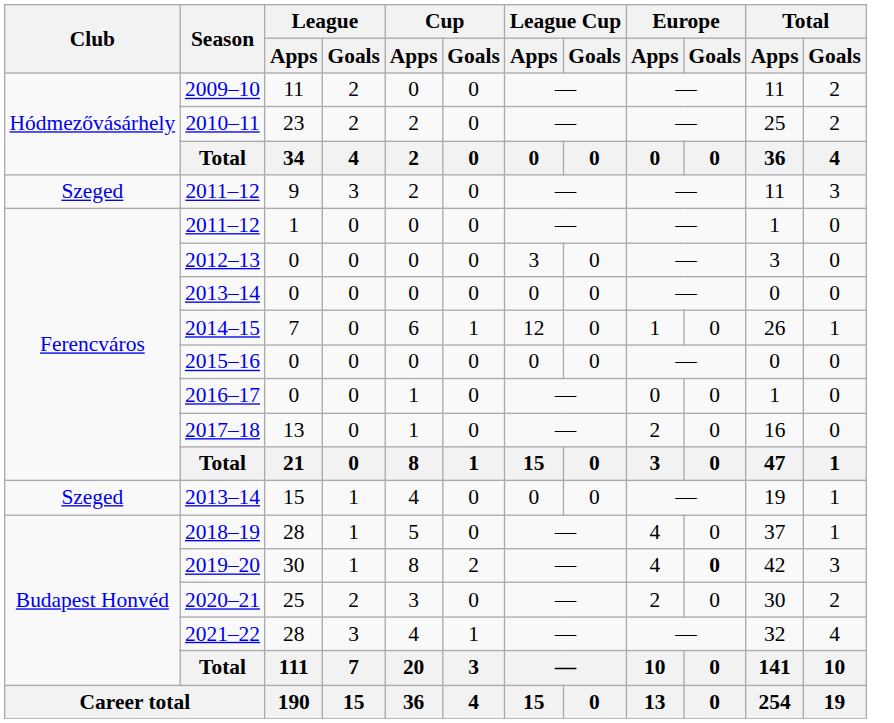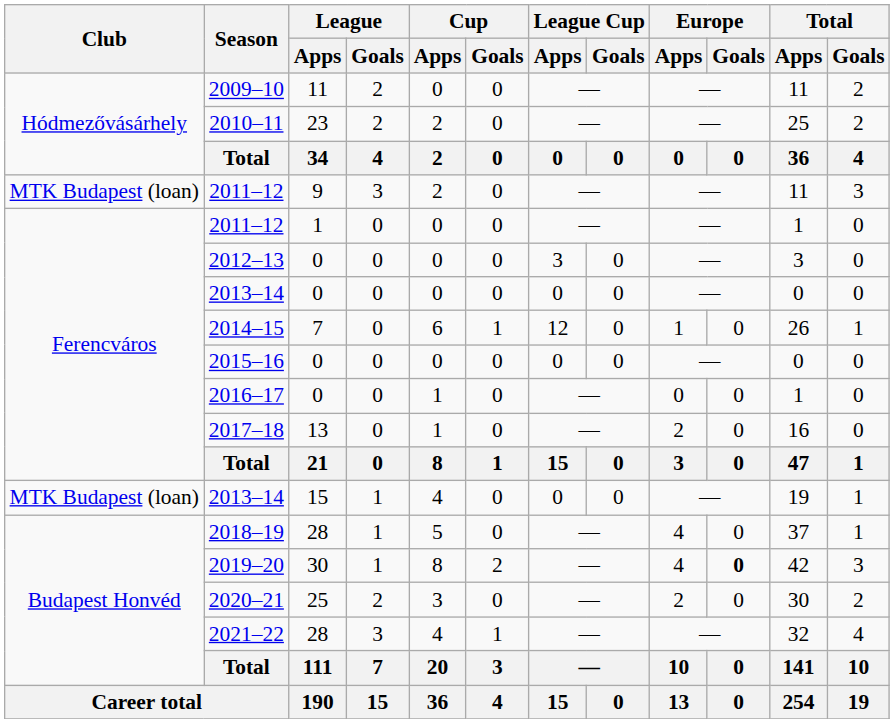(92, 191) Szeged -> (104, 191) MTK Budapest (loan)
(92, 497) Szeged -> (104, 497) MTK Budapest (loan)
